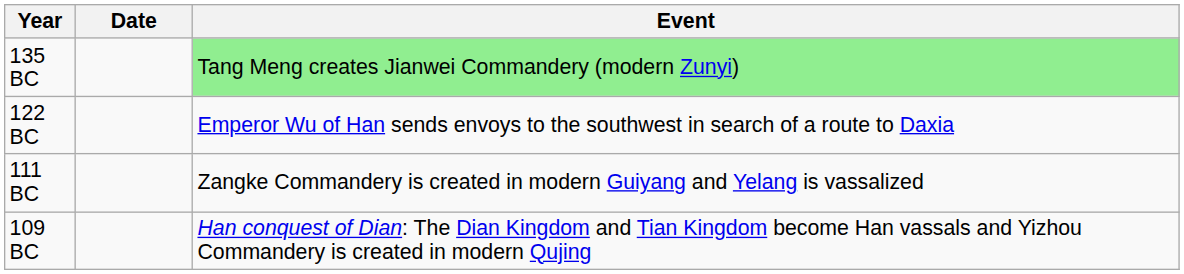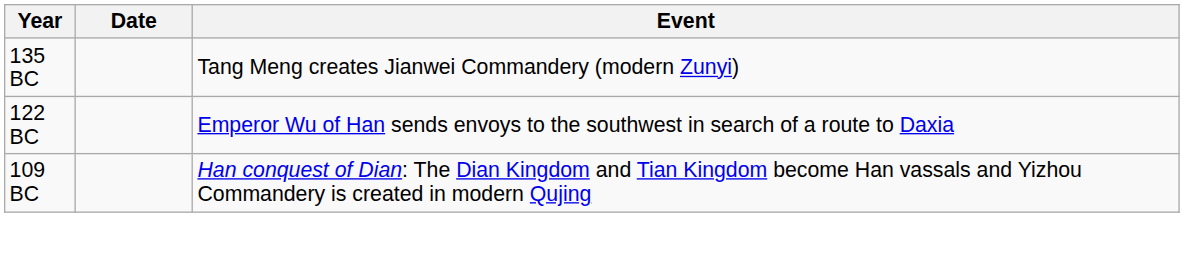(468, 67) lightgreen background -> (468, 67) no background
- row: (26, 182)
